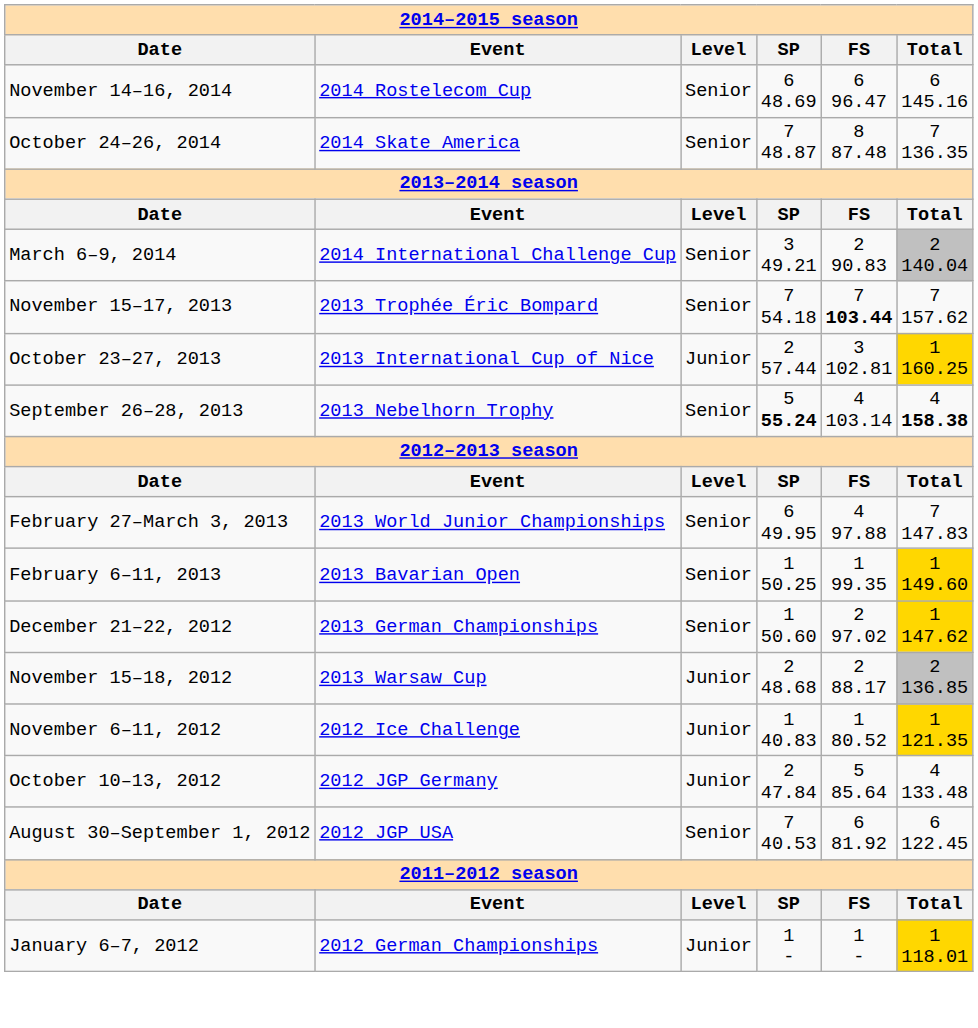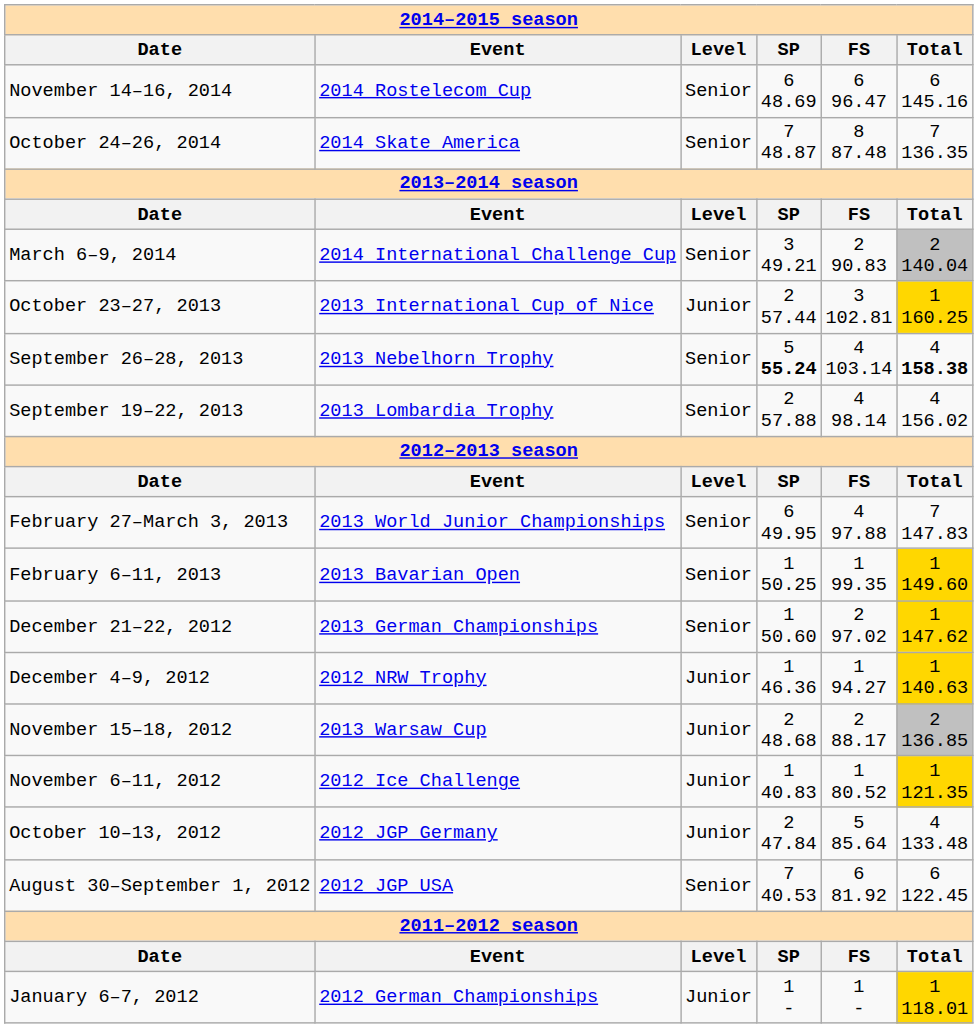- row: (121, 307)
+ row: (126, 411)
+ row: (110, 678)
